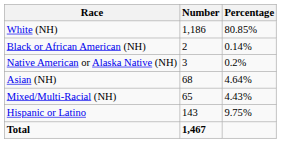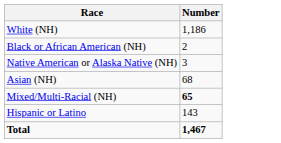- column: (249, 12)
(187, 96) normal -> (187, 96) bold
